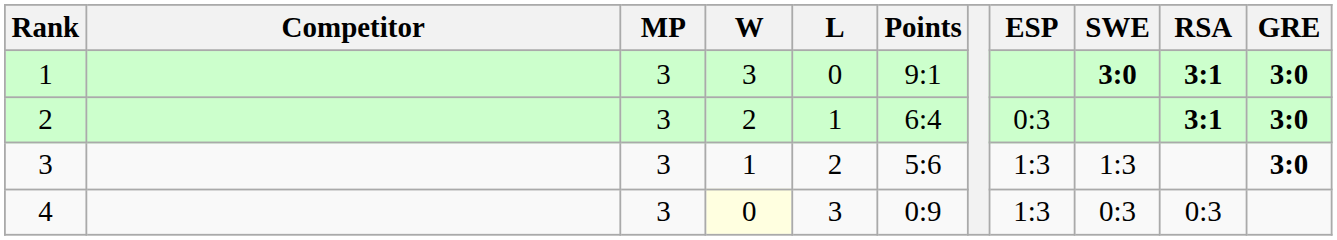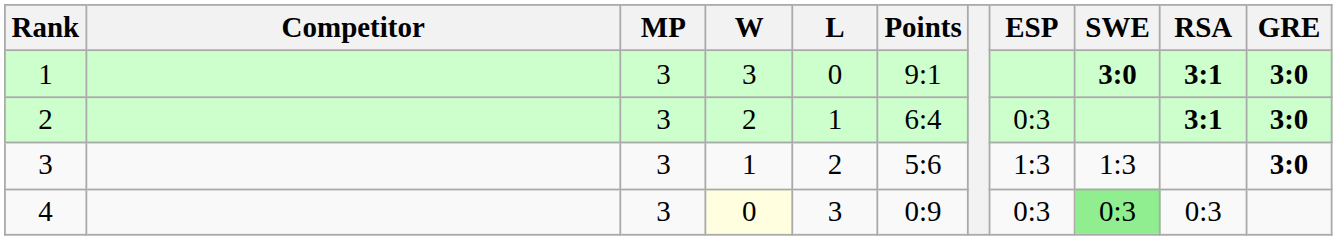(1032, 211) 1:3 -> (1032, 211) 0:3
(1118, 211) no background -> (1118, 211) lightgreen background
